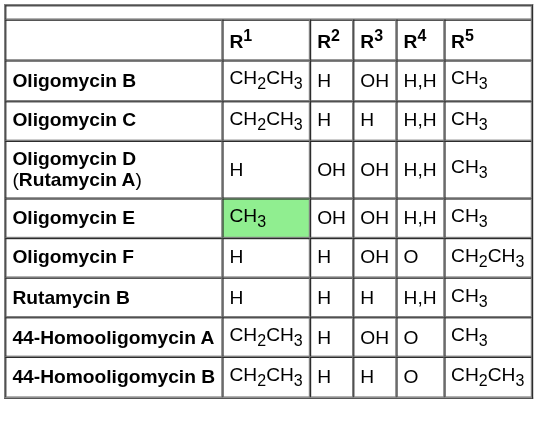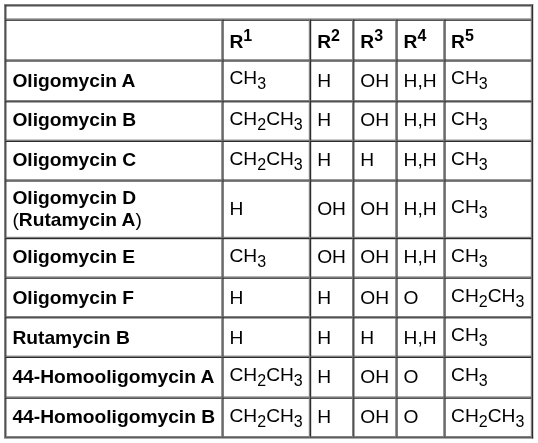+ row: (74, 80)
(248, 218) lightgreen background -> (248, 258) no background
(367, 377) H -> (375, 416) OH
